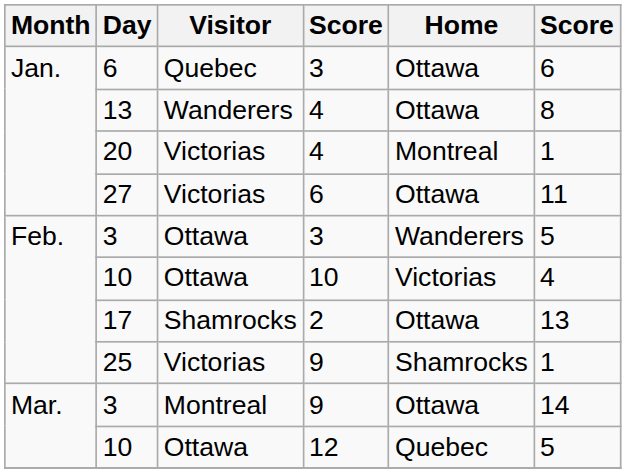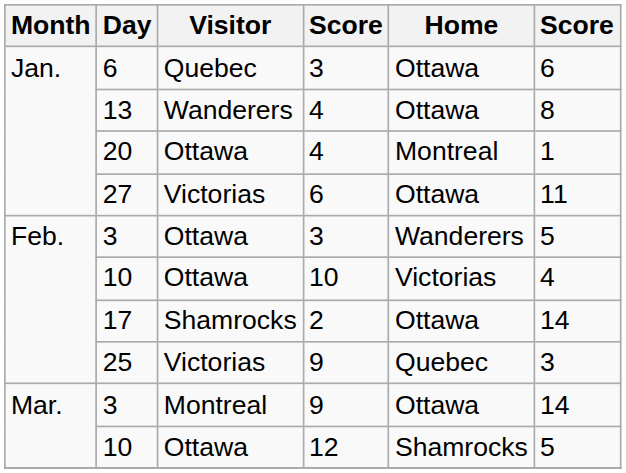(215, 151) Victorias -> (206, 151) Ottawa
(555, 320) 13 -> (555, 320) 14
(461, 362) Shamrocks -> (442, 362) Quebec
(547, 362) 1 -> (547, 362) 3
(442, 446) Quebec -> (461, 446) Shamrocks
